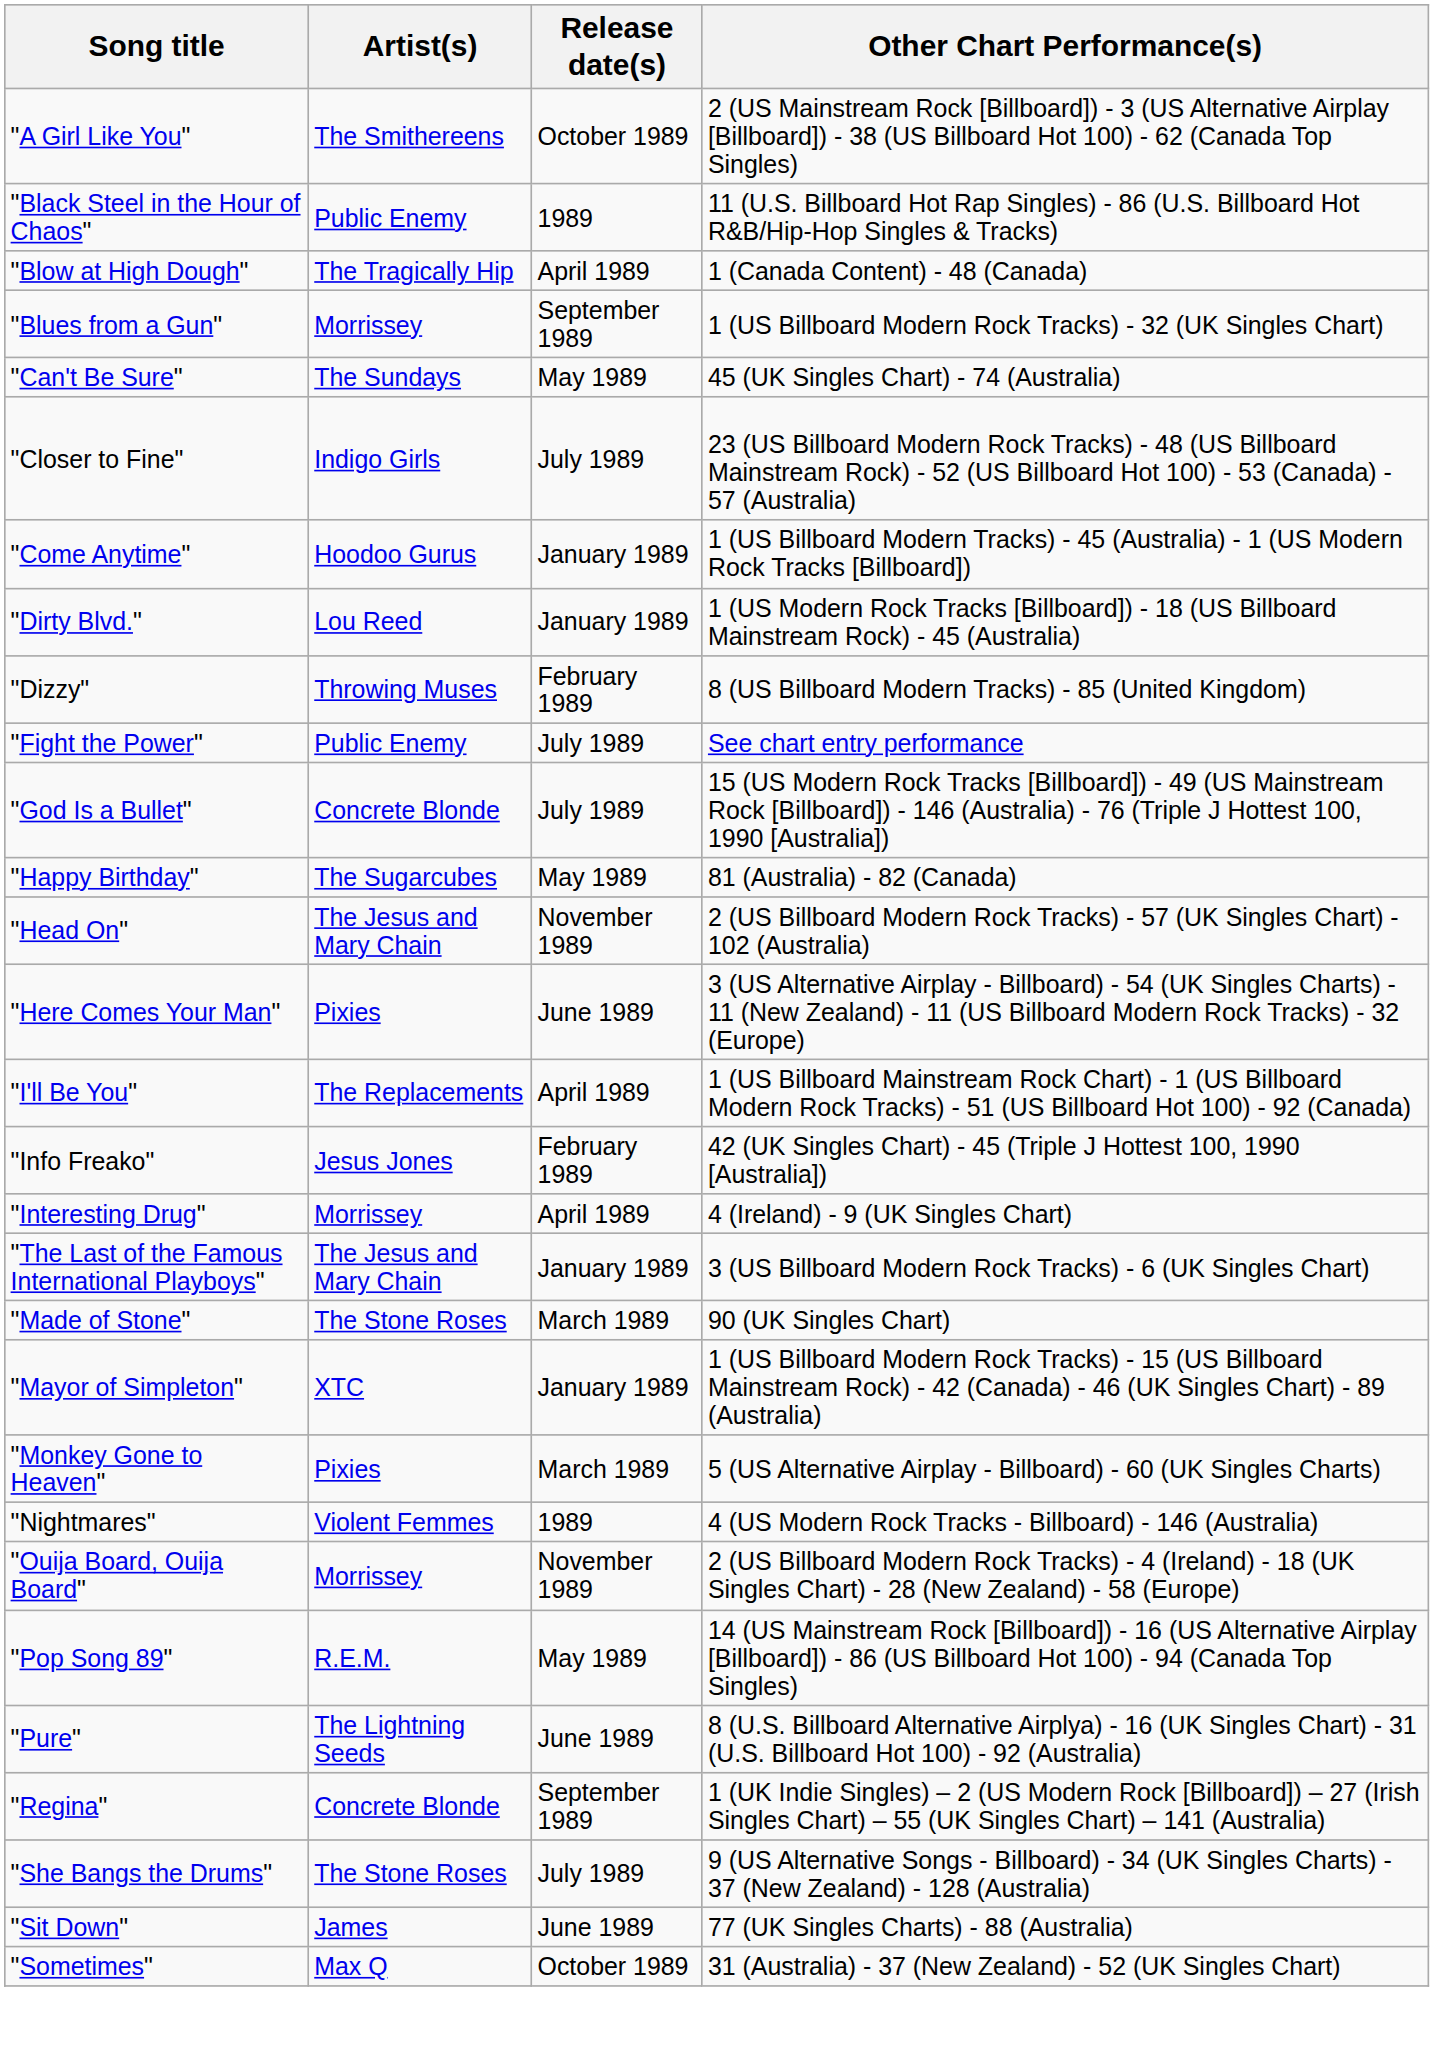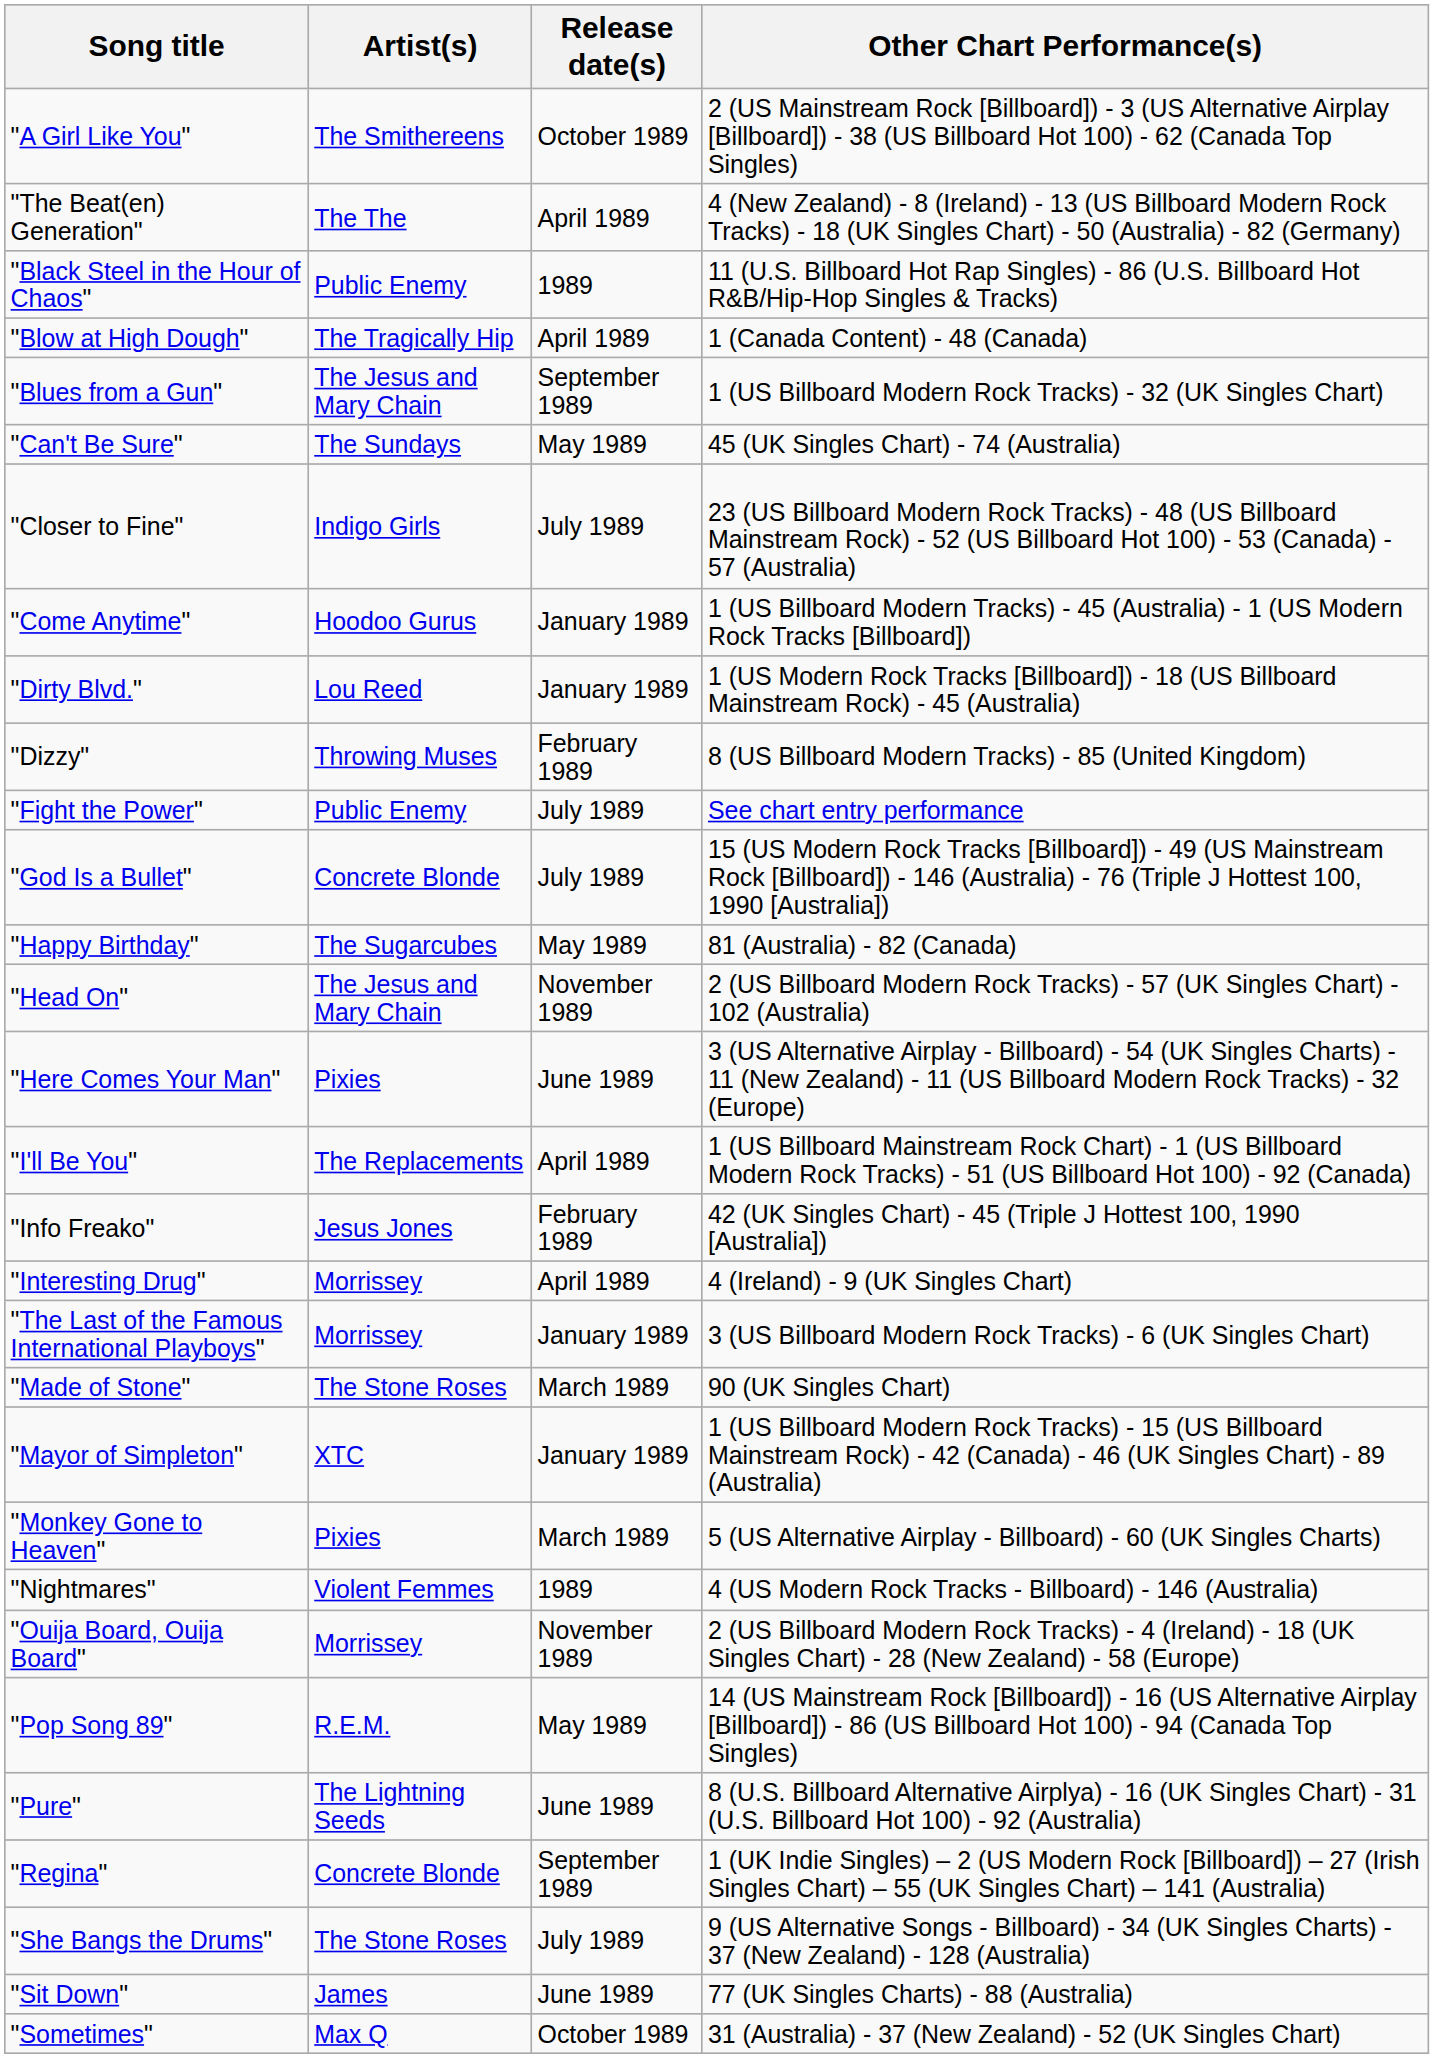+ row: (88, 218)
(368, 324) Morrissey -> (396, 392) The Jesus and Mary Chain
(396, 1267) The Jesus and Mary Chain -> (368, 1335) Morrissey
